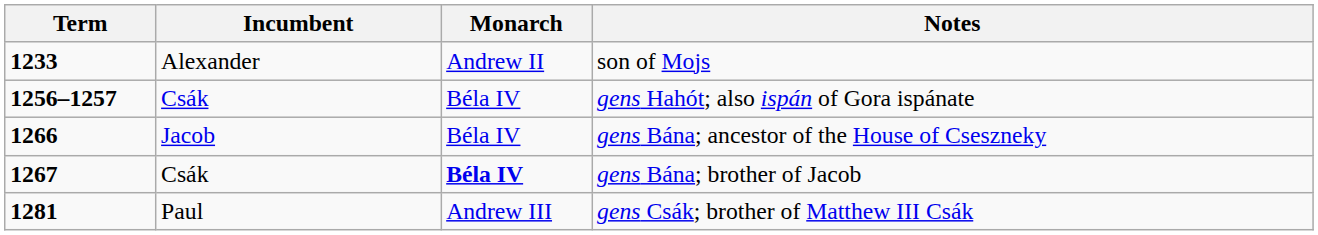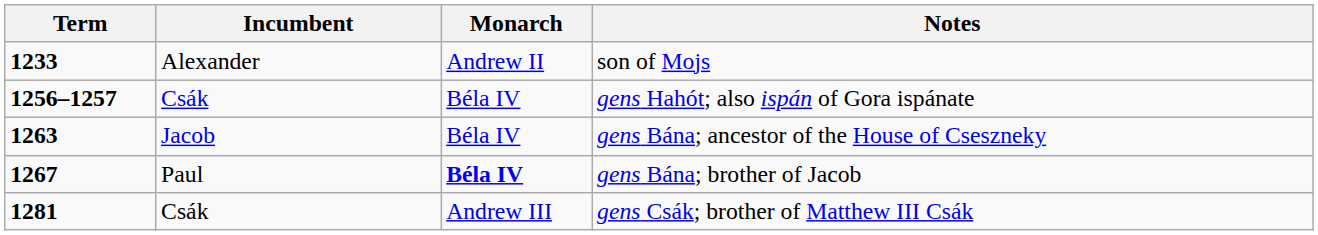(34, 135) 1266 -> (34, 135) 1263
(185, 173) Csák -> (182, 173) Paul
(182, 211) Paul -> (185, 211) Csák
